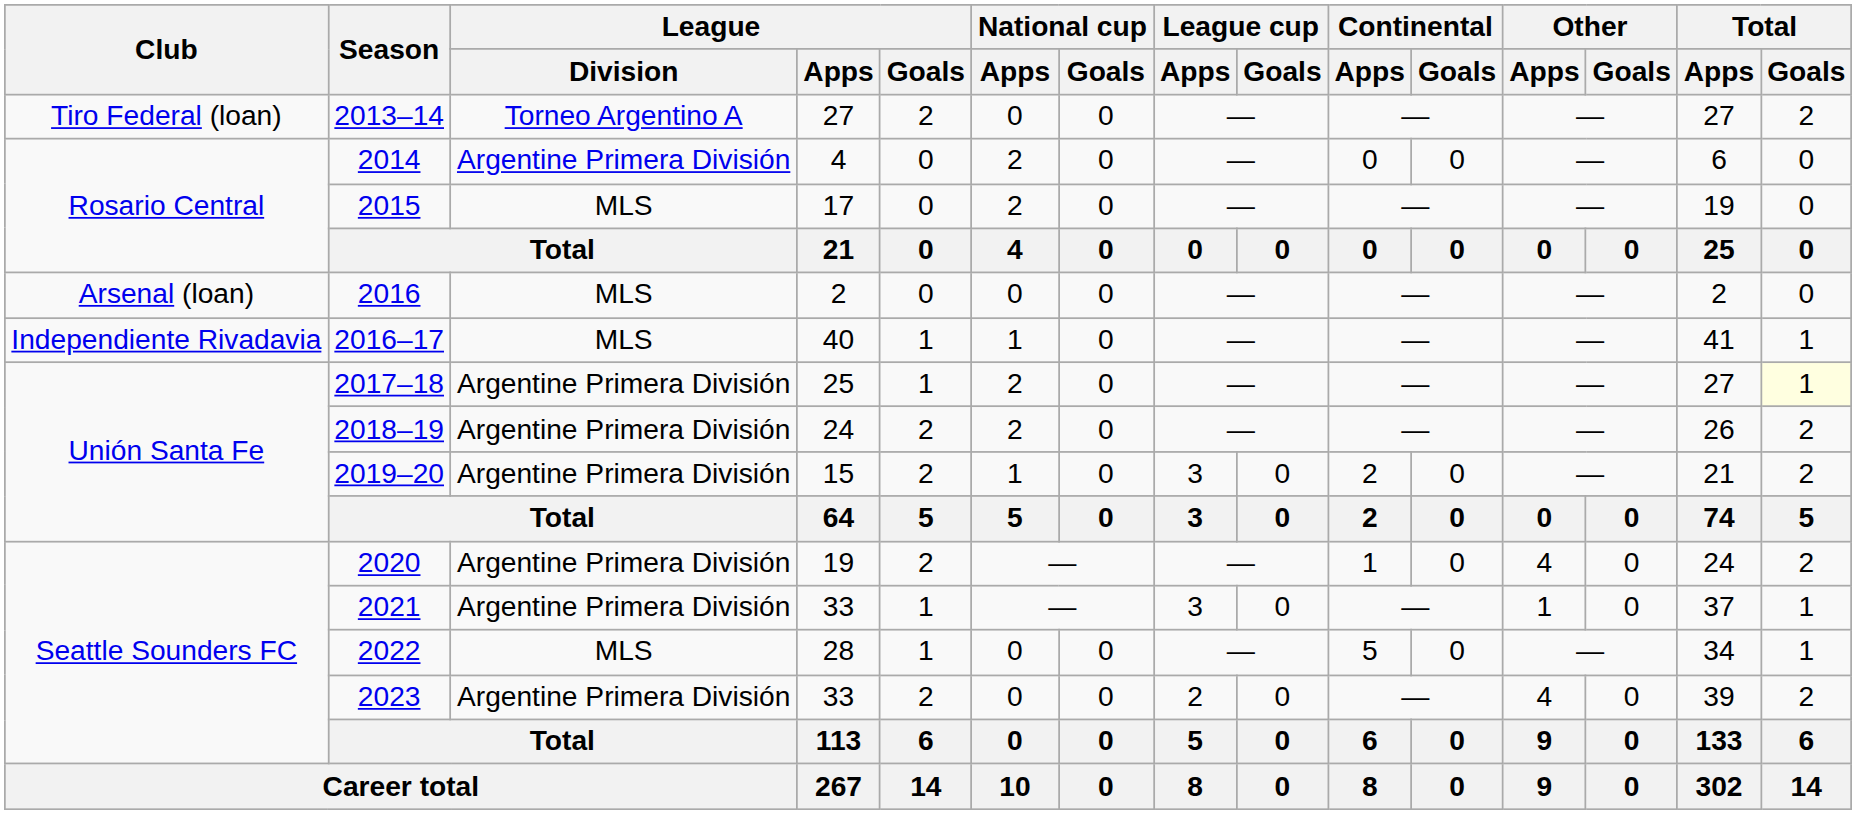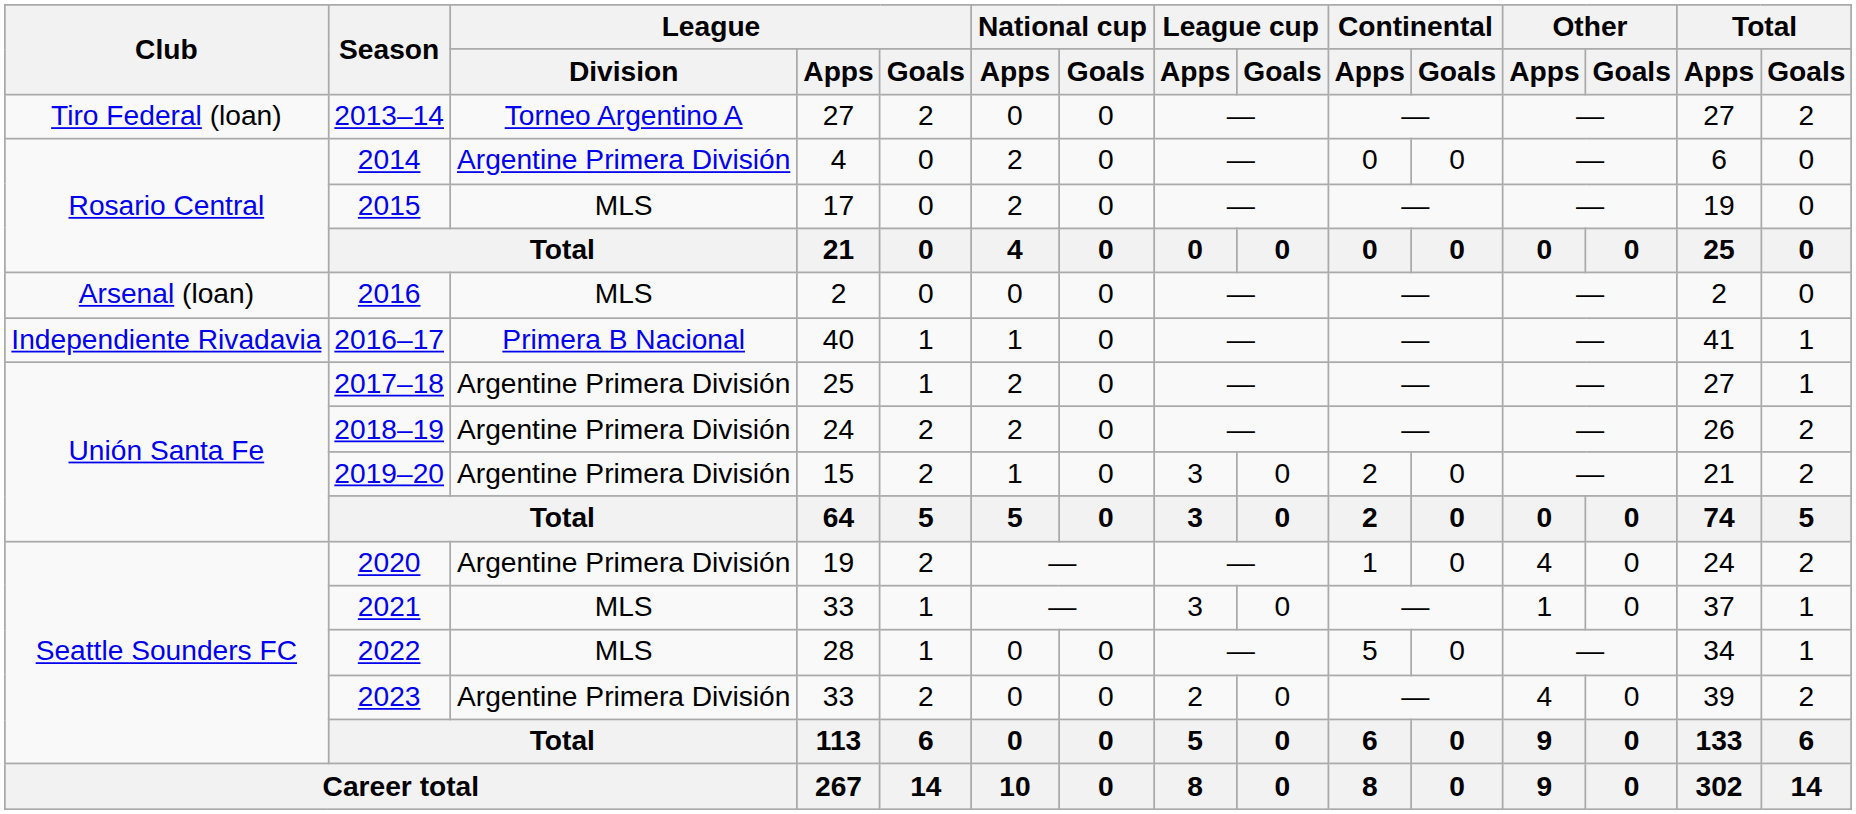(624, 339) MLS -> (624, 339) Primera B Nacional
(1806, 384) lightyellow background -> (1806, 384) no background
(624, 607) Argentine Primera División -> (624, 607) MLS
